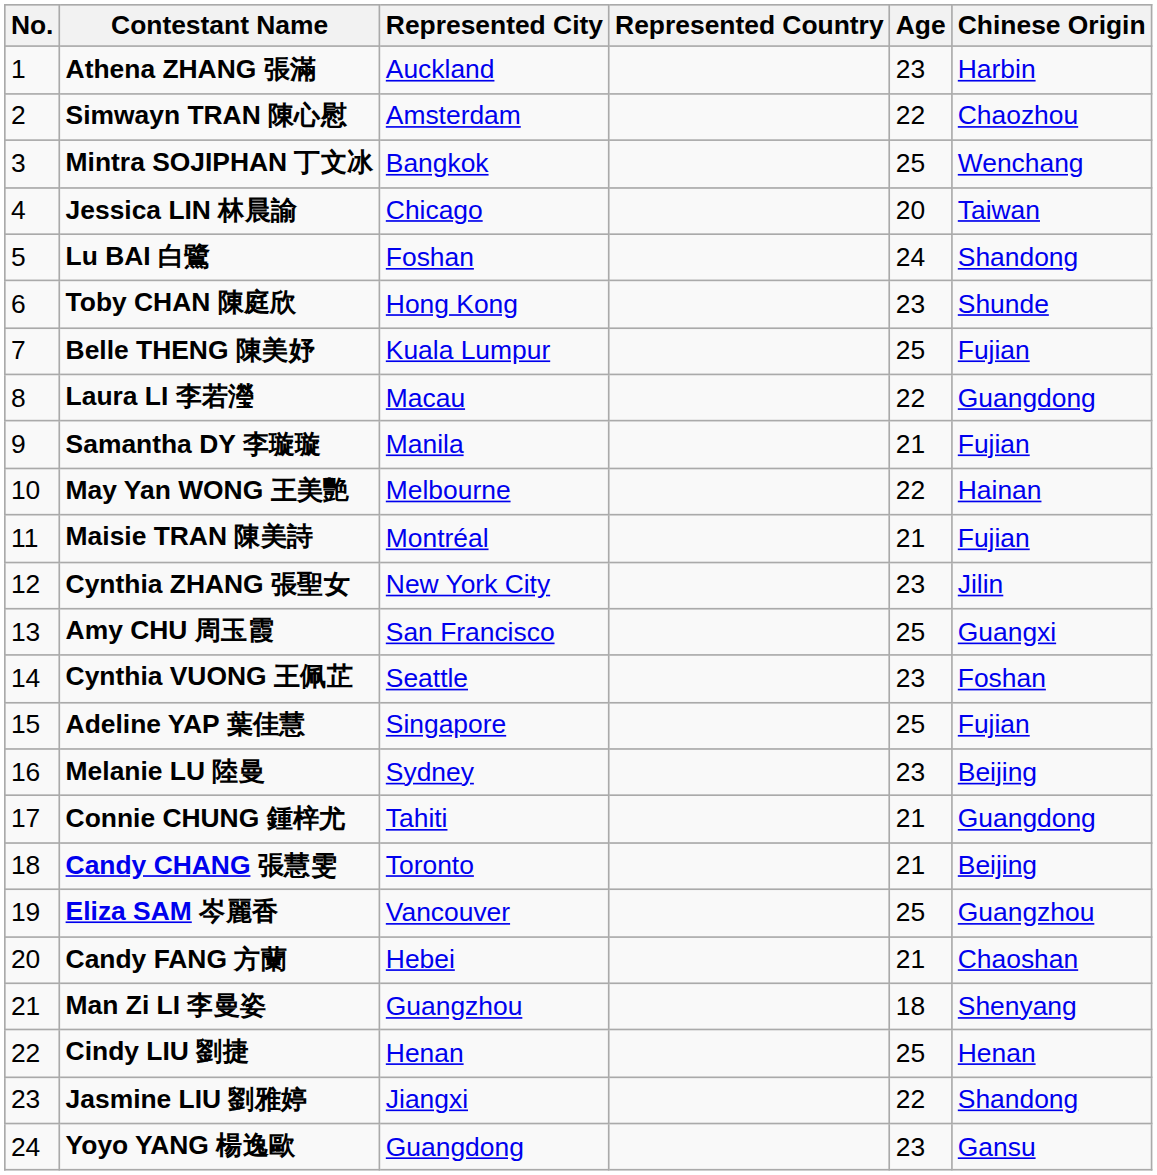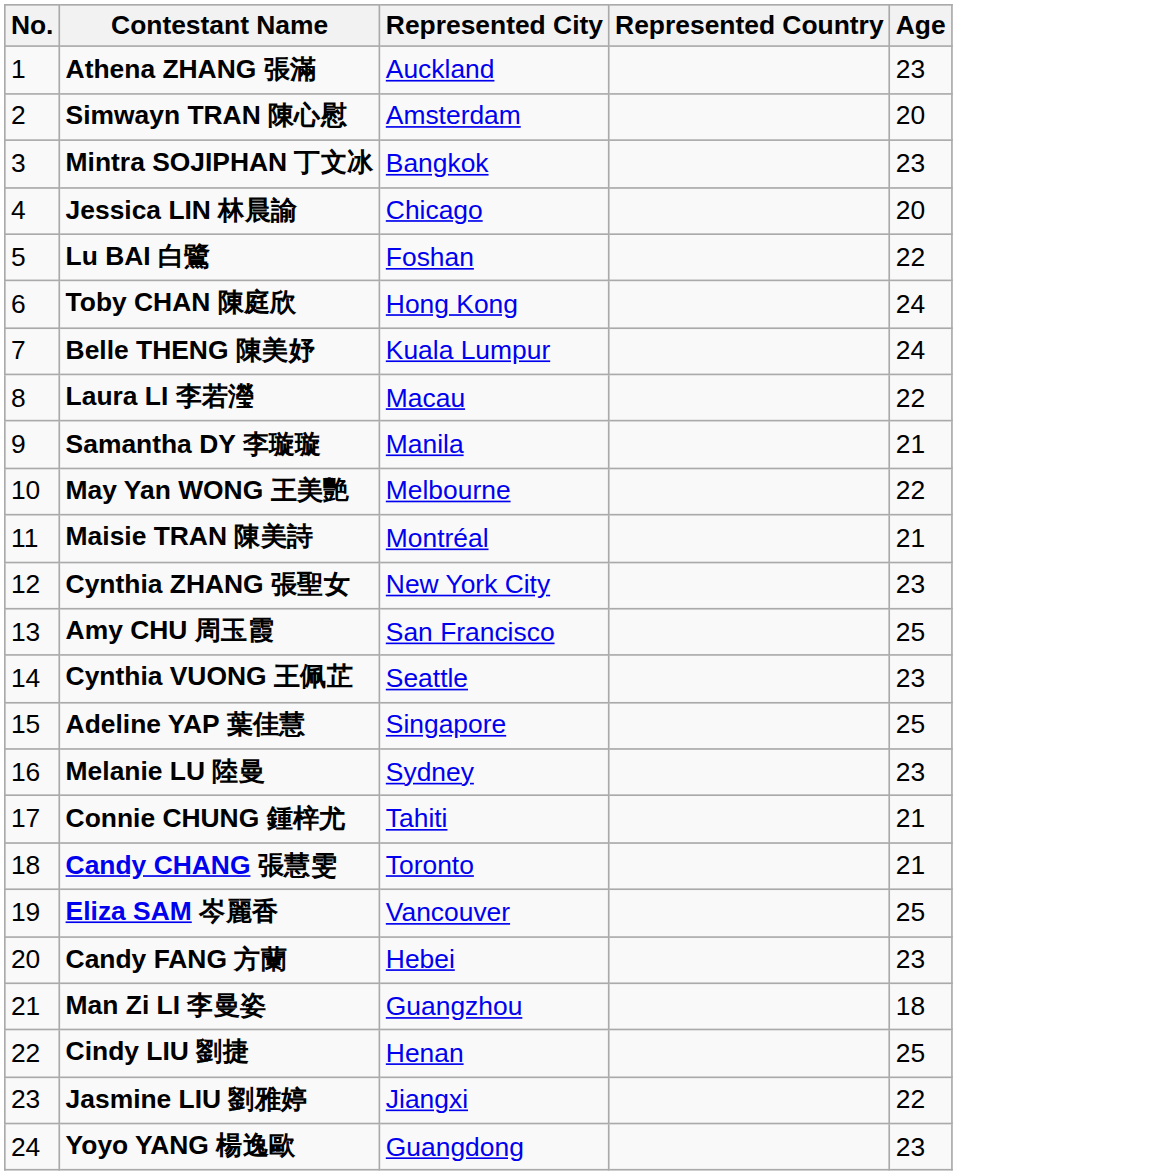- column: (1052, 25)
(910, 116) 22 -> (910, 116) 20
(910, 163) 25 -> (910, 163) 23
(910, 257) 24 -> (910, 257) 22
(910, 303) 23 -> (910, 303) 24
(910, 350) 25 -> (910, 350) 24
(910, 959) 21 -> (910, 959) 23
